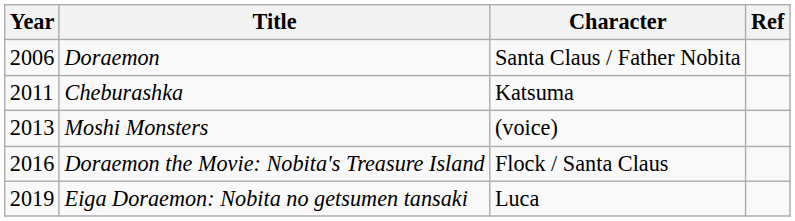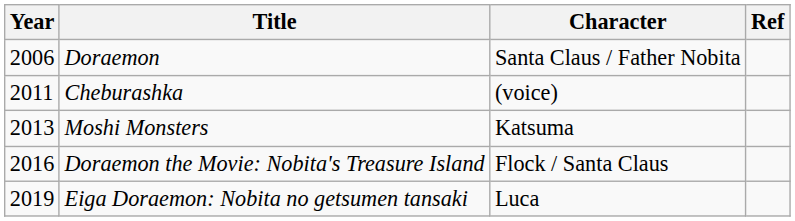(534, 92) Katsuma -> (526, 92) (voice)
(526, 127) (voice) -> (534, 127) Katsuma
